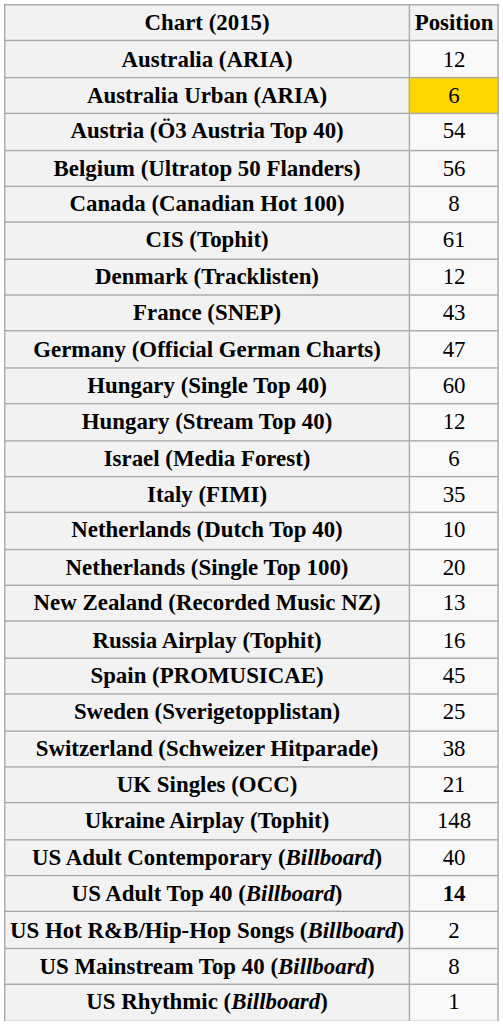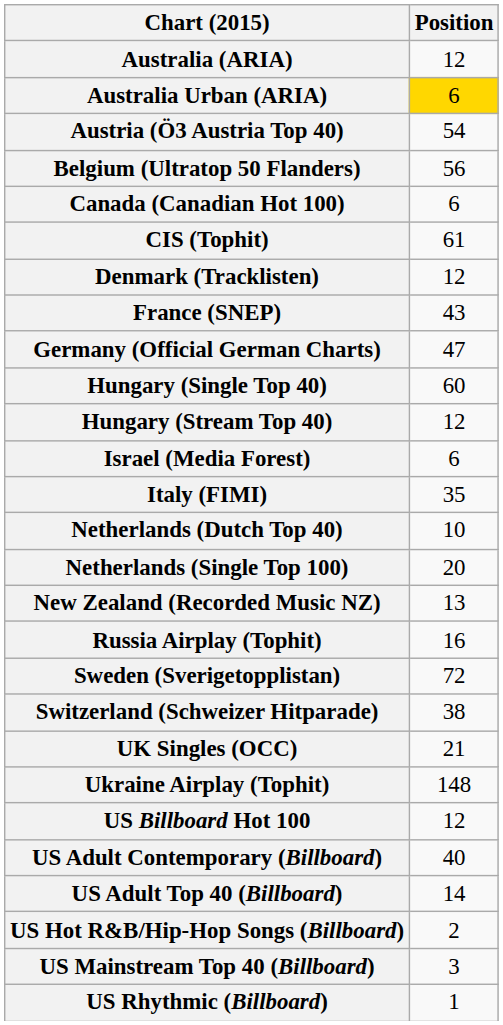(454, 204) 8 -> (454, 204) 6
- row: (207, 675)
(454, 712) 25 -> (454, 675) 72
+ row: (207, 820)
(454, 893) bold -> (454, 893) normal
(454, 966) 8 -> (454, 966) 3
